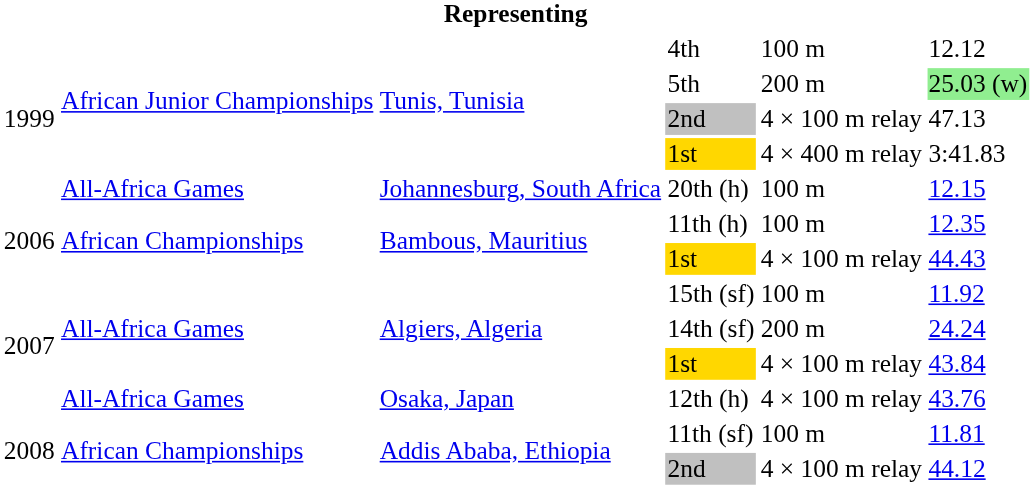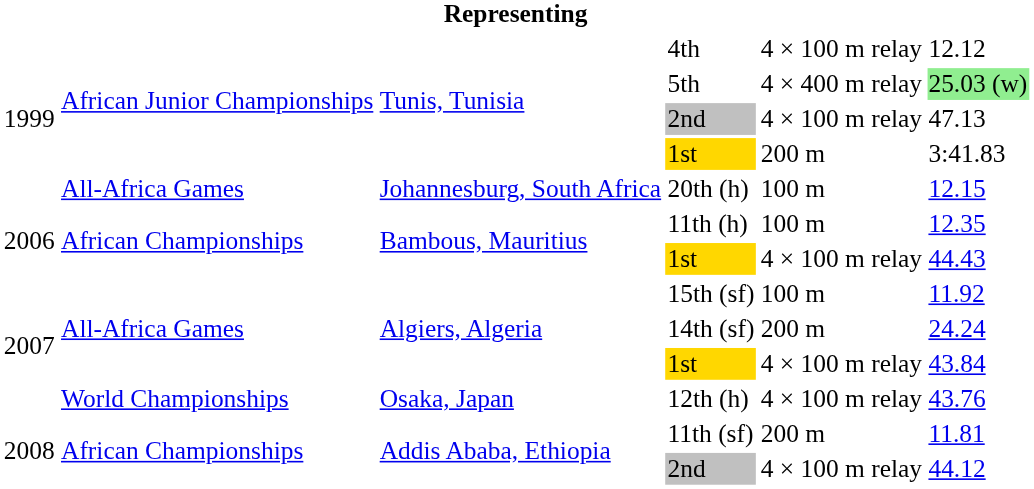(793, 48) 100 m -> (841, 48) 4 × 100 m relay
(793, 83) 200 m -> (841, 83) 4 × 400 m relay
(841, 153) 4 × 400 m relay -> (793, 153) 200 m
(152, 398) All-Africa Games -> (175, 398) World Championships
(793, 433) 100 m -> (793, 433) 200 m
